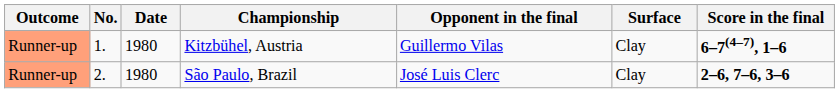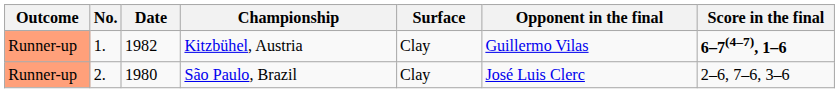columns swapped: (654, 17) <-> (504, 17)
(141, 45) 1980 -> (141, 45) 1982
(745, 73) bold -> (745, 73) normal
